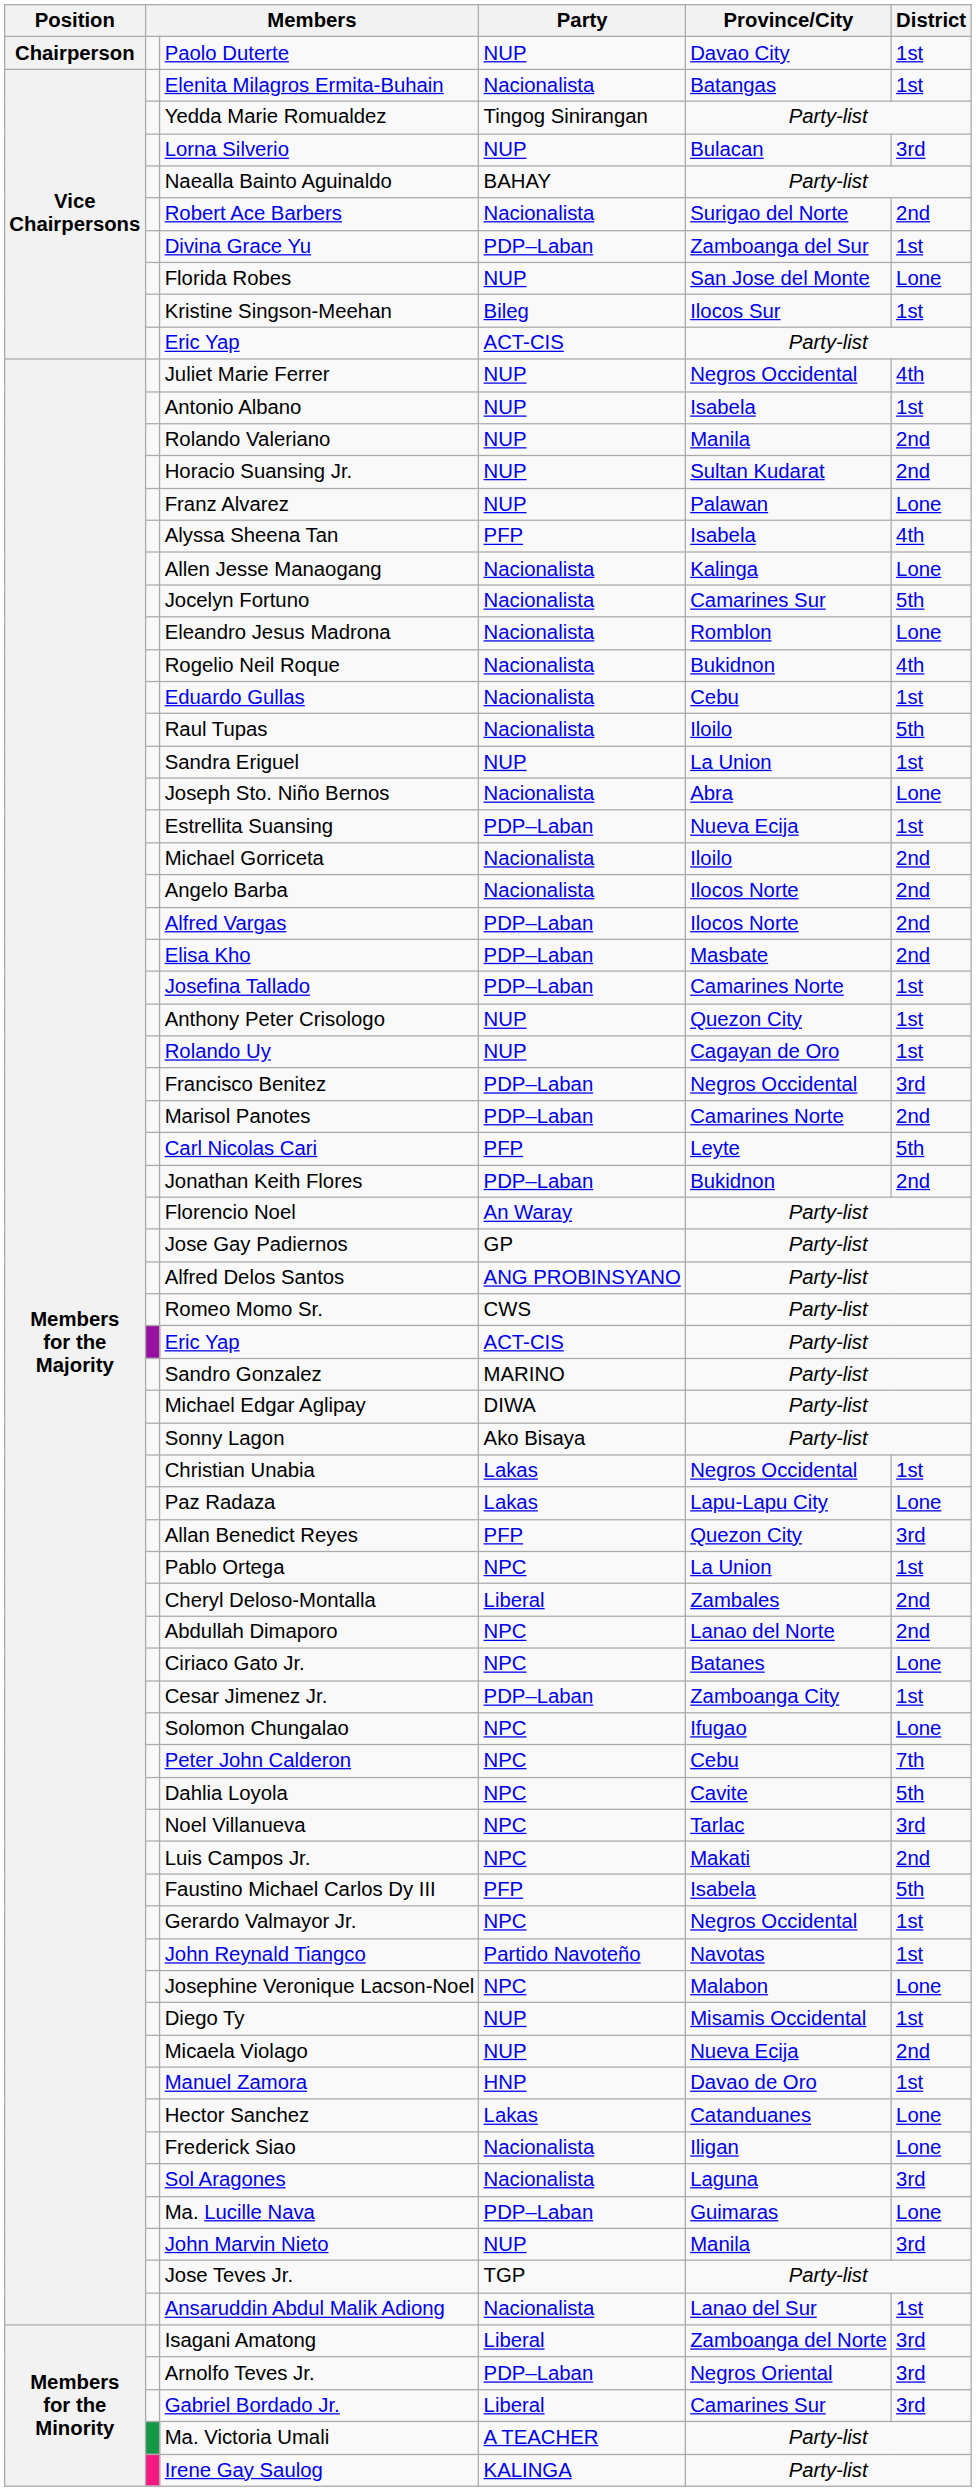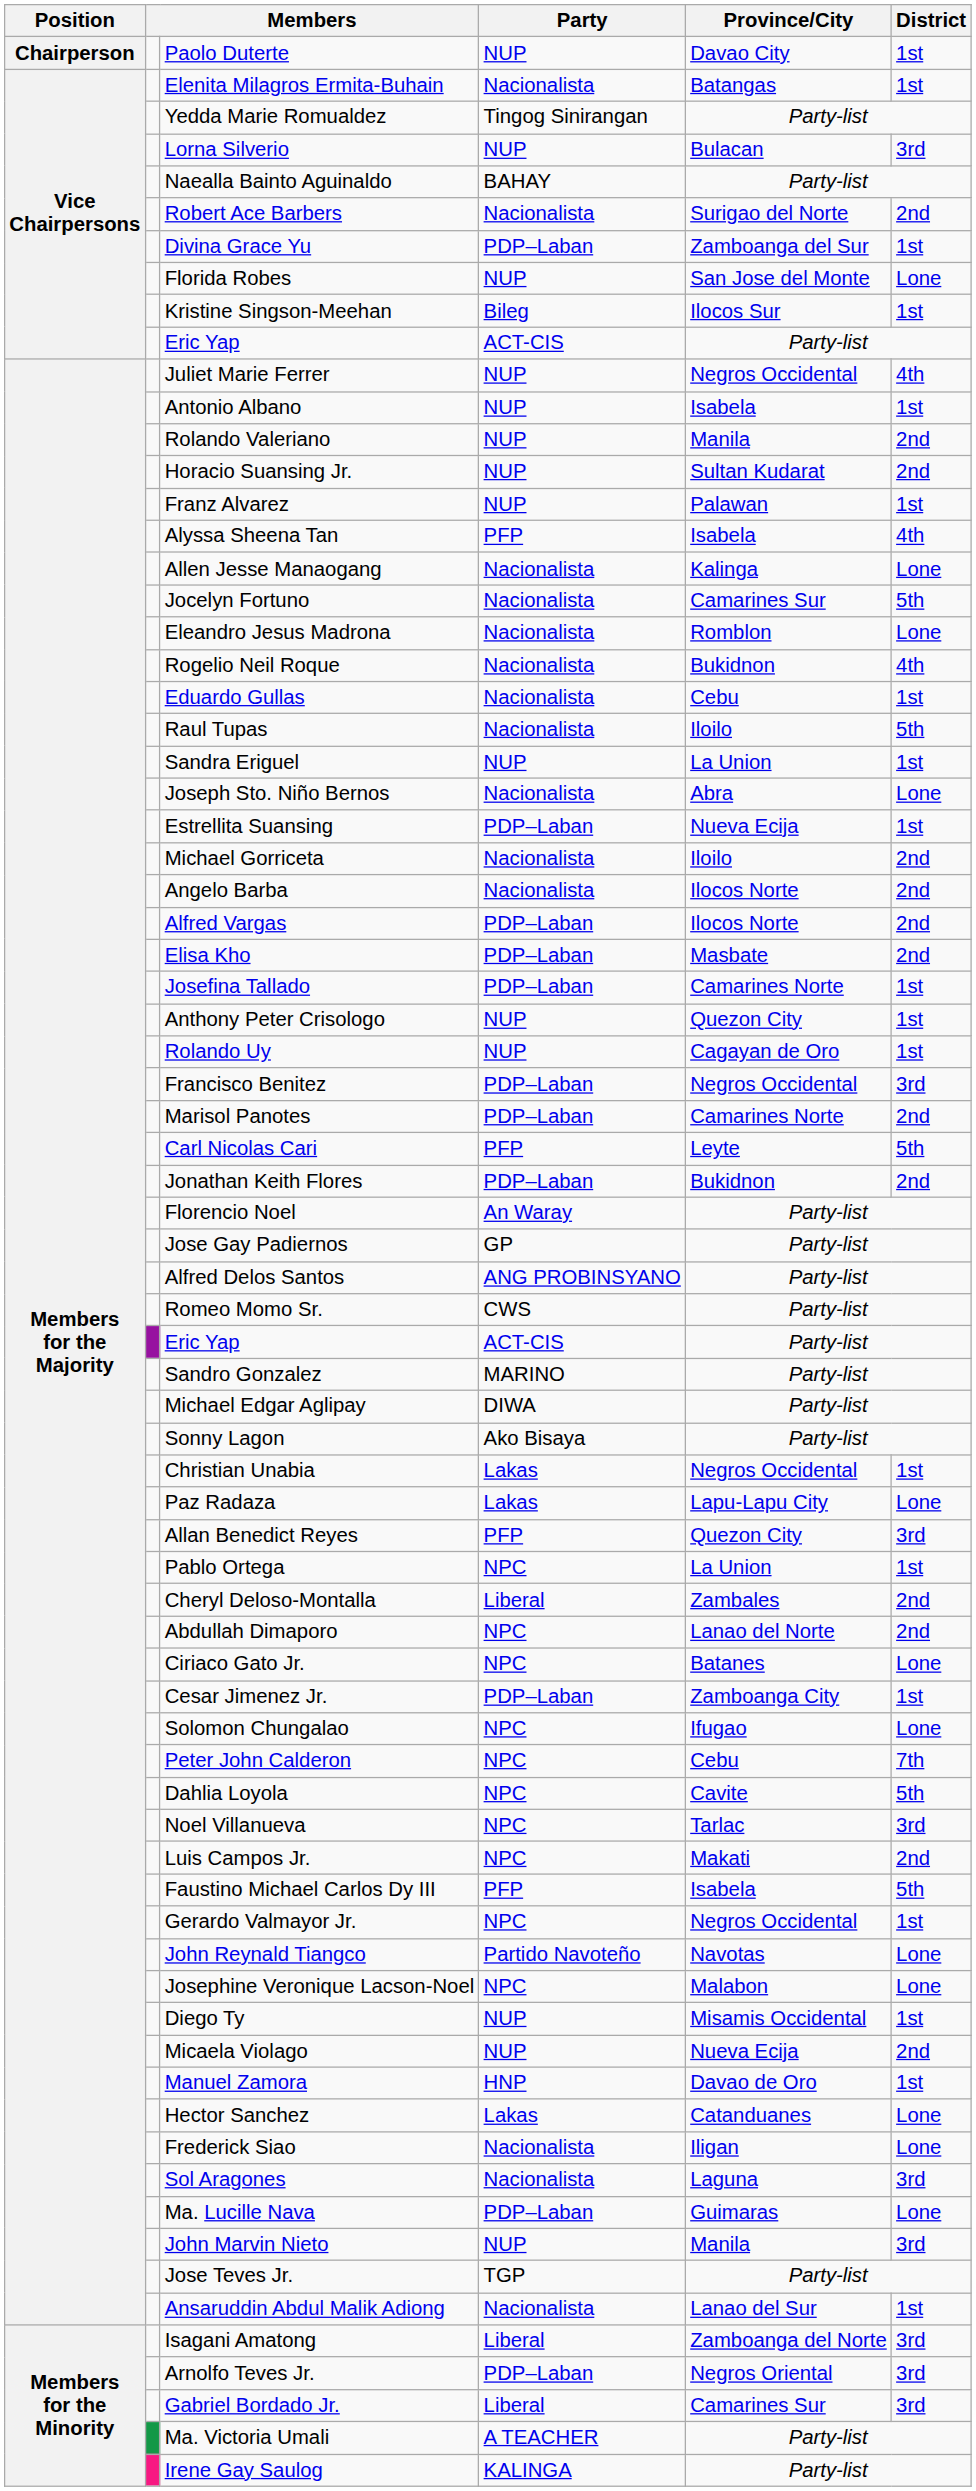(919, 504) Lone -> (910, 504) 1st
(910, 1954) 1st -> (919, 1954) Lone
